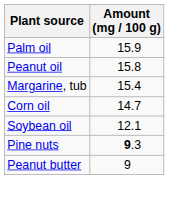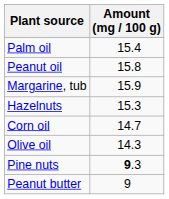(136, 47) .9 -> (136, 47) .4
(136, 86) .4 -> (136, 86) .9
+ row: (35, 106)
+ row: (29, 145)
- row: (39, 125)
